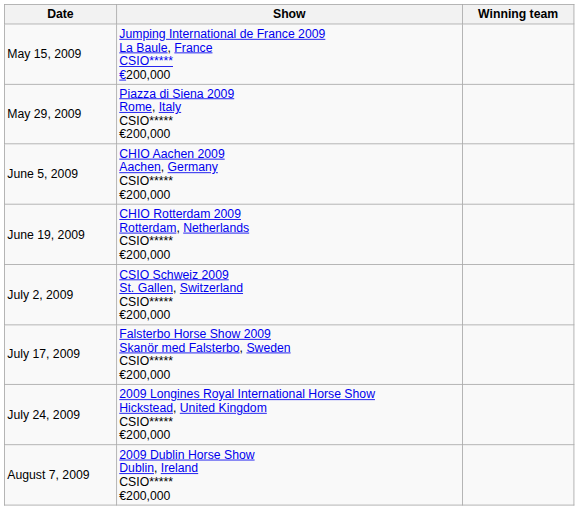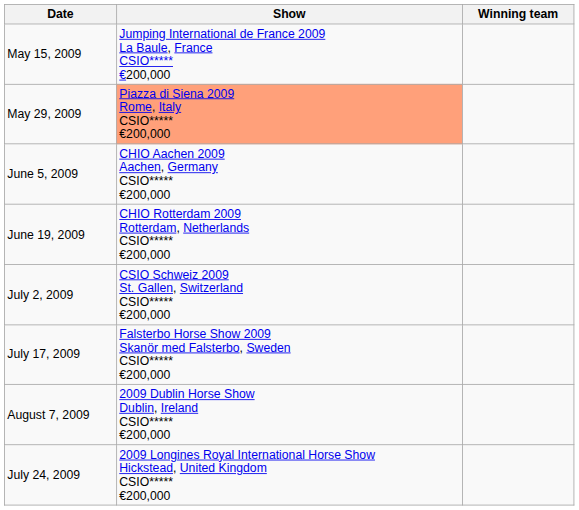(177, 114) no background -> (177, 114) lightsalmon background
rows swapped: (44, 415) <-> (48, 475)
